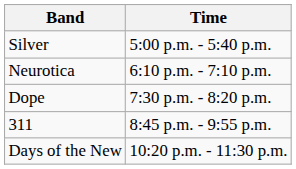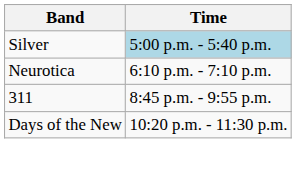(200, 44) no background -> (200, 44) lightblue background
- row: (27, 97)
